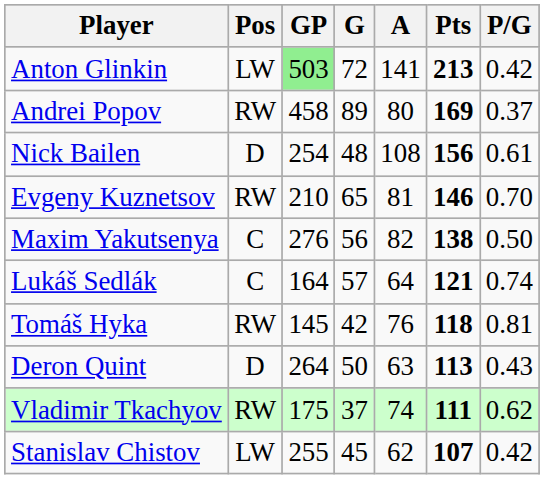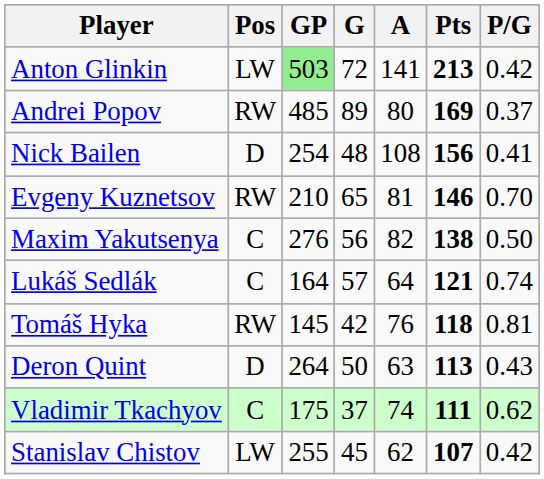(309, 111) 458 -> (309, 111) 485
(509, 153) 0.61 -> (509, 153) 0.41
(255, 409) RW -> (255, 409) C
